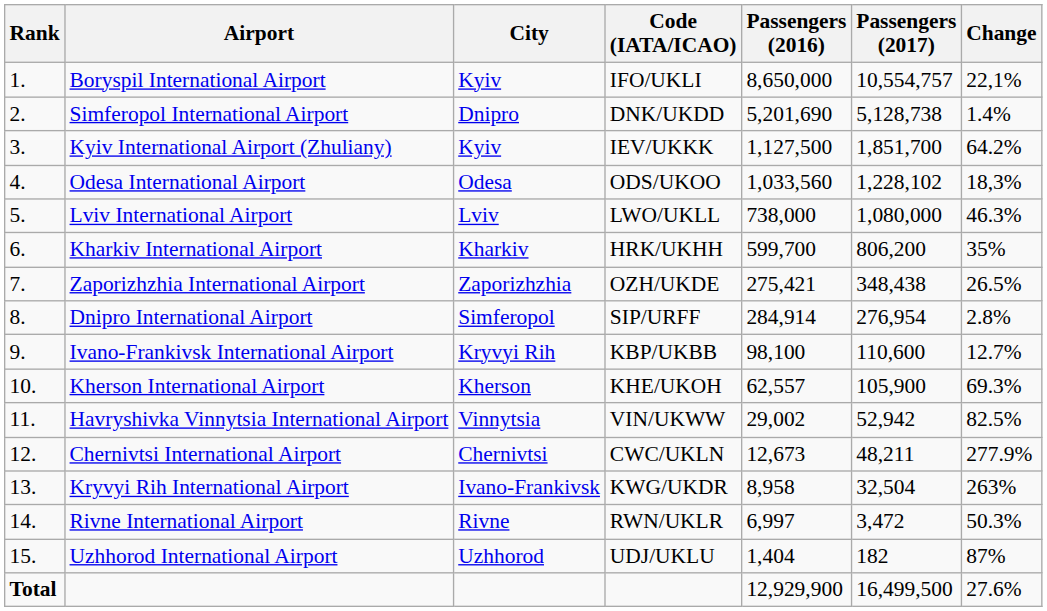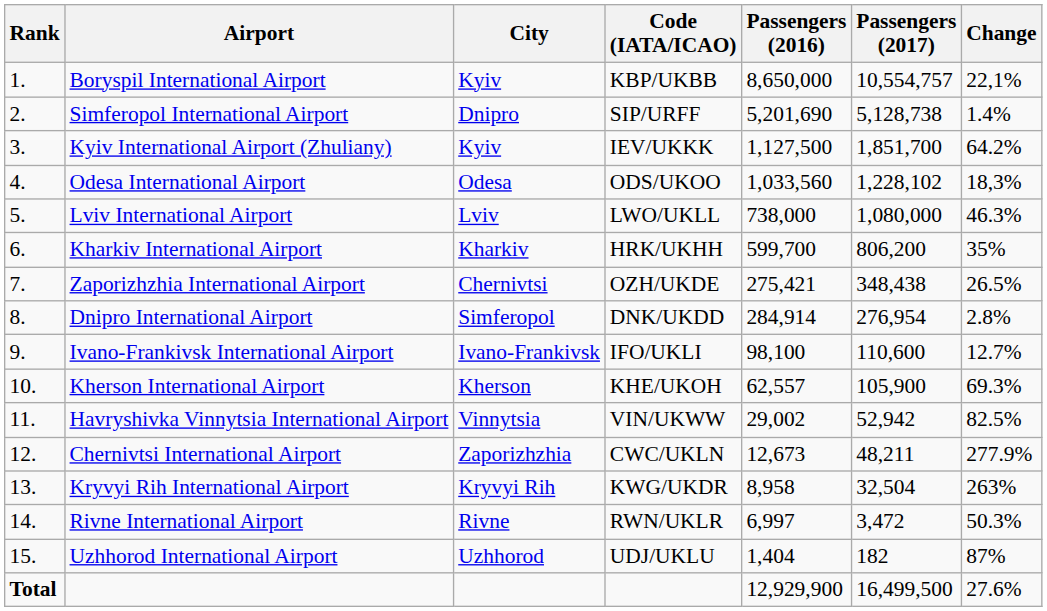(656, 79) IFO/UKLI -> (663, 79) KBP/UKBB
(667, 113) DNK/UKDD -> (655, 113) SIP/URFF
(515, 283) Zaporizhzhia -> (503, 283) Chernivtsi
(655, 317) SIP/URFF -> (667, 317) DNK/UKDD
(507, 351) Kryvyi Rih -> (529, 351) Ivano-Frankivsk
(663, 351) KBP/UKBB -> (656, 351) IFO/UKLI
(503, 453) Chernivtsi -> (515, 453) Zaporizhzhia
(529, 487) Ivano-Frankivsk -> (507, 487) Kryvyi Rih
